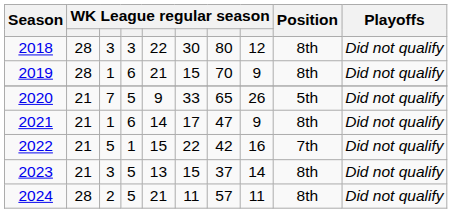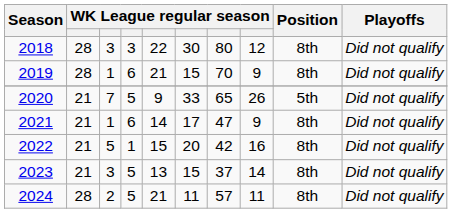(191, 147) 22 -> (191, 147) 20
(307, 147) 7th -> (307, 147) 8th
